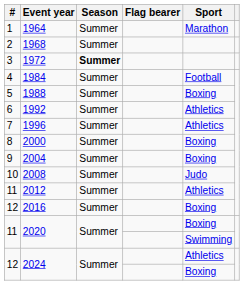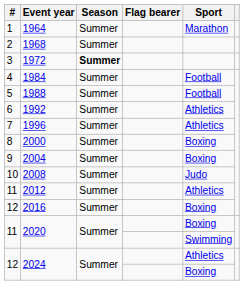(201, 93) Boxing -> (203, 93) Football
